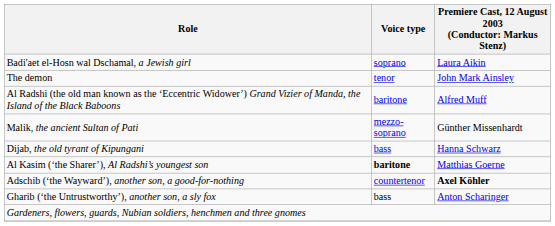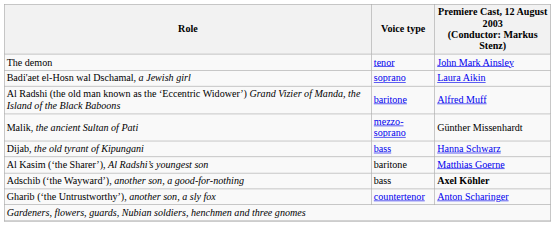rows swapped: (99, 62) <-> (29, 78)
(392, 165) bold -> (390, 165) normal
(399, 181) countertenor -> (383, 181) bass
(383, 197) bass -> (399, 197) countertenor
